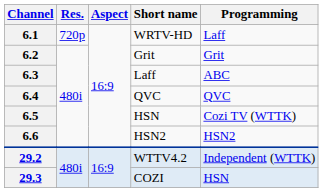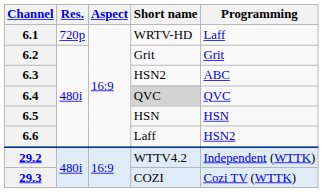(145, 75) Laff -> (150, 75) HSN2
(147, 95) no background -> (147, 95) lightgrey background
(250, 116) Cozi TV (WTTK) -> (216, 116) HSN
(150, 136) HSN2 -> (145, 136) Laff
(216, 177) HSN -> (250, 177) Cozi TV (WTTK)
